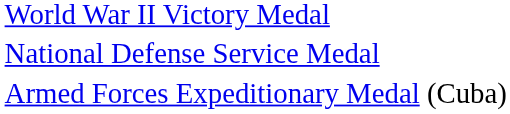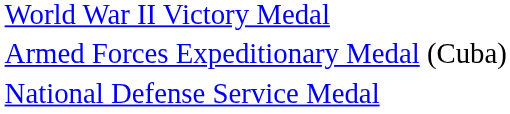rows swapped: (192, 53) <-> (256, 93)
